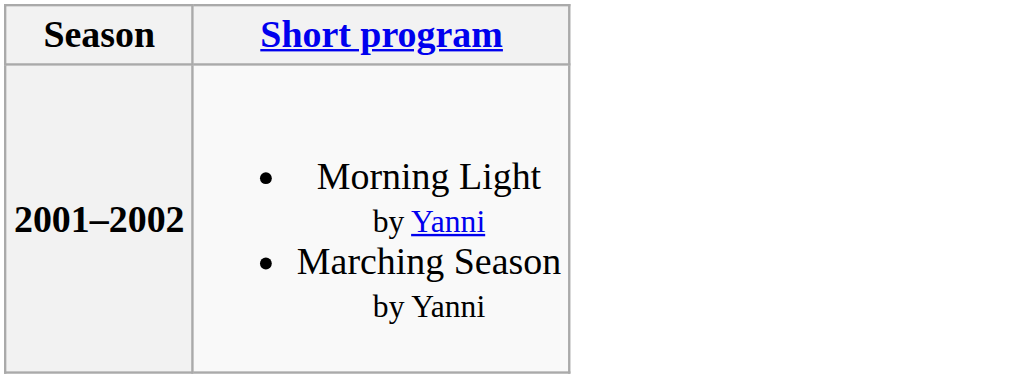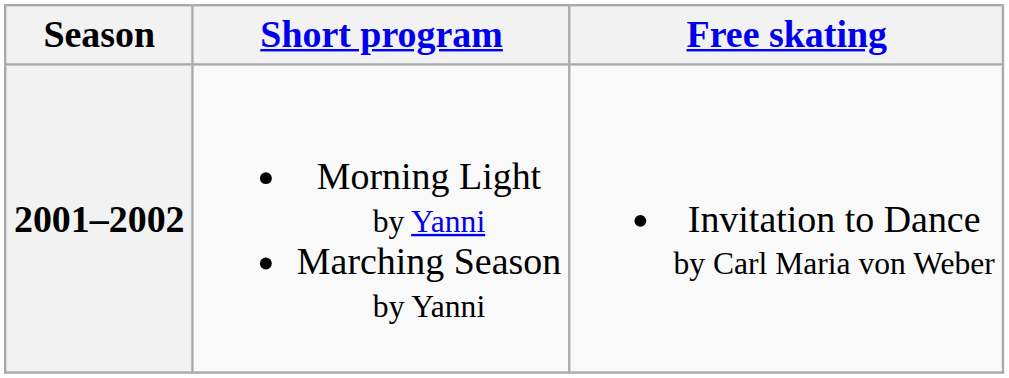+ column: (787, 34)
